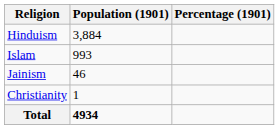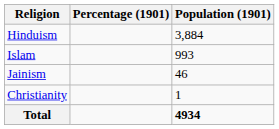columns swapped: (121, 14) <-> (223, 14)
